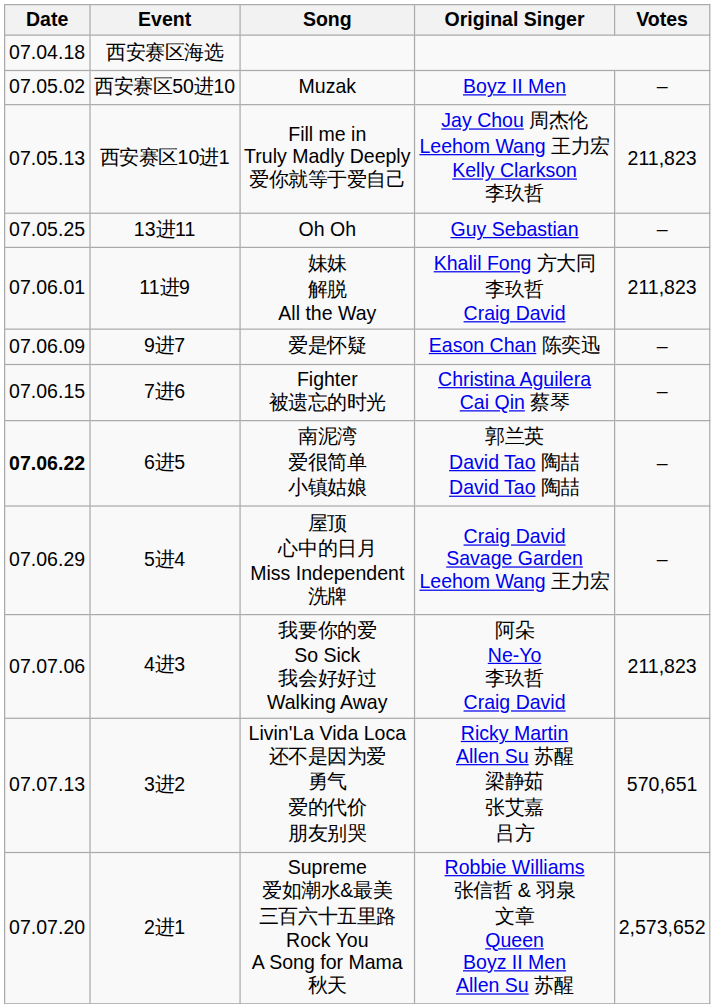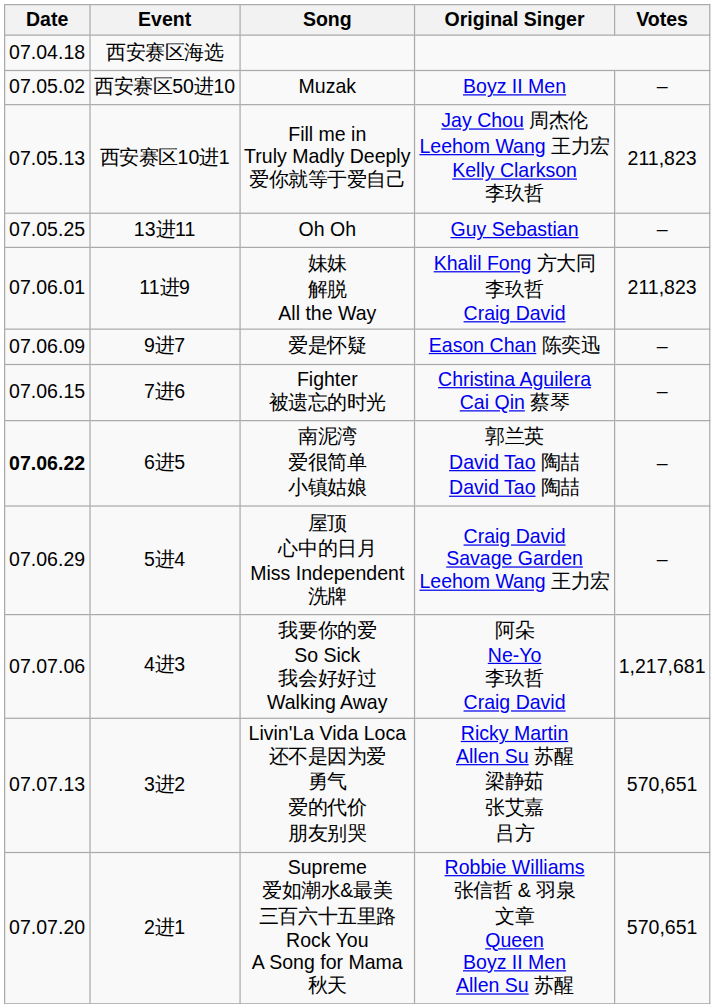(662, 666) 211,823 -> (662, 666) 1,217,681
(662, 927) 2,573,652 -> (662, 927) 570,651
